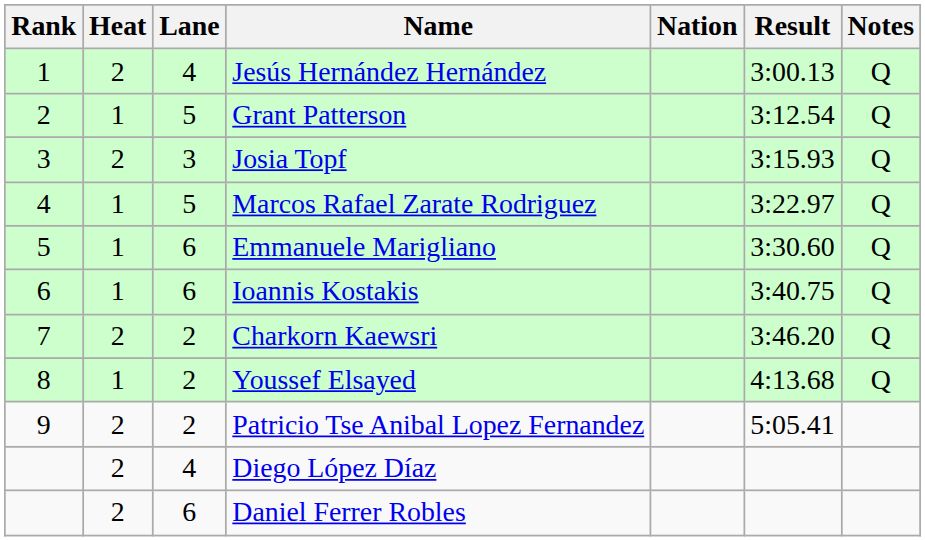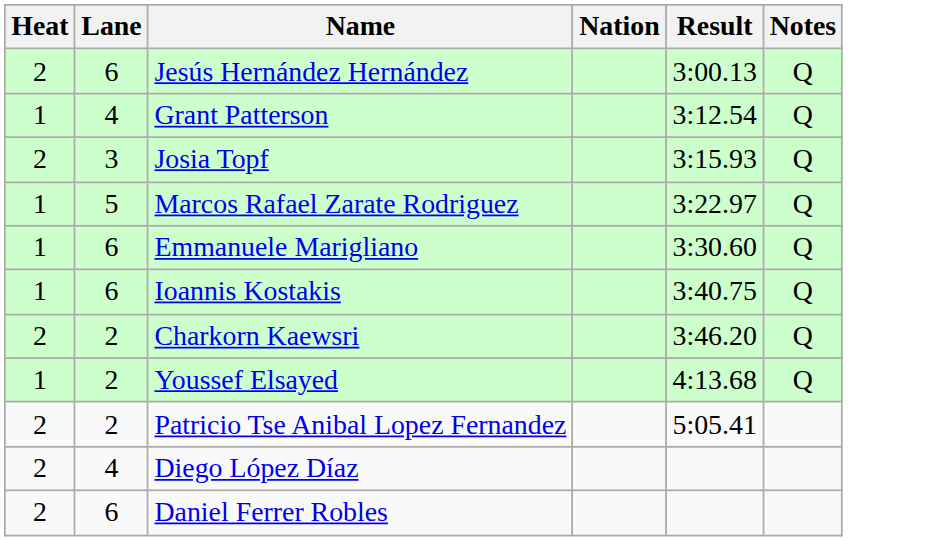- column: (44, 26)
(189, 70) 4 -> (111, 70) 6
(189, 114) 5 -> (111, 114) 4
